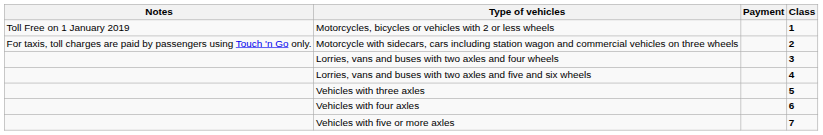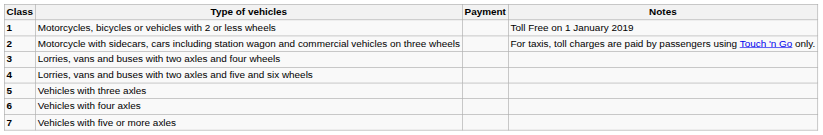columns swapped: (802, 12) <-> (159, 12)
